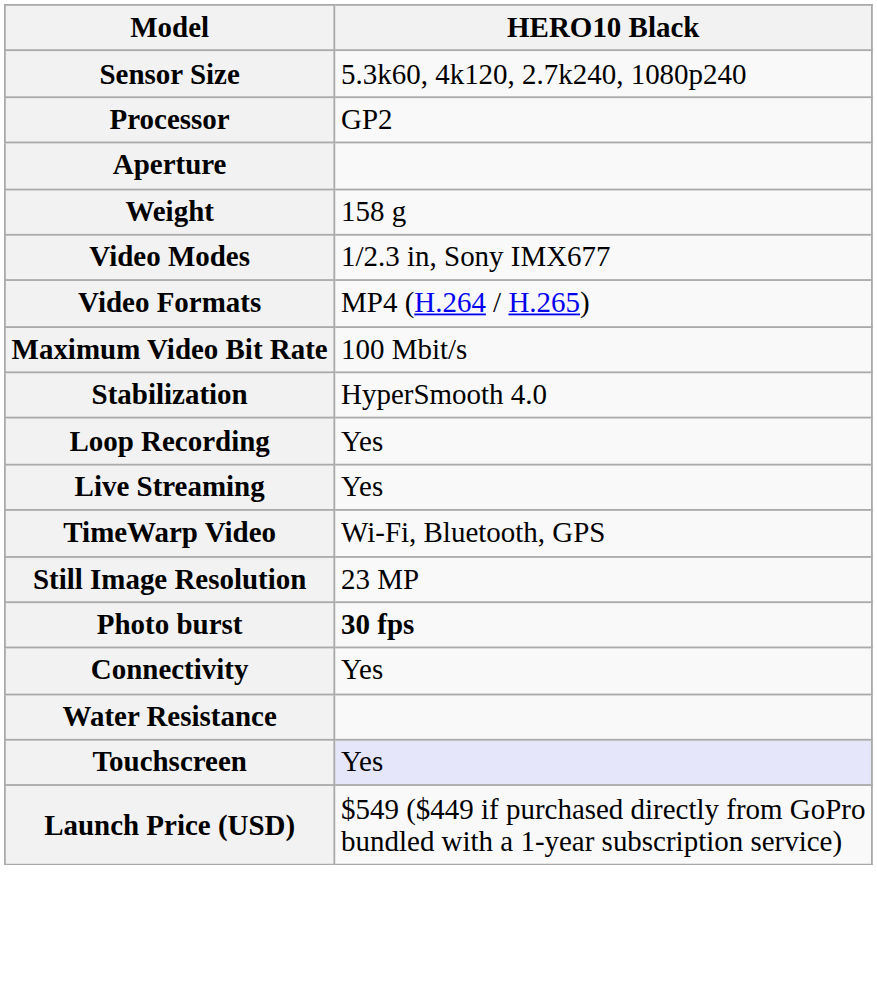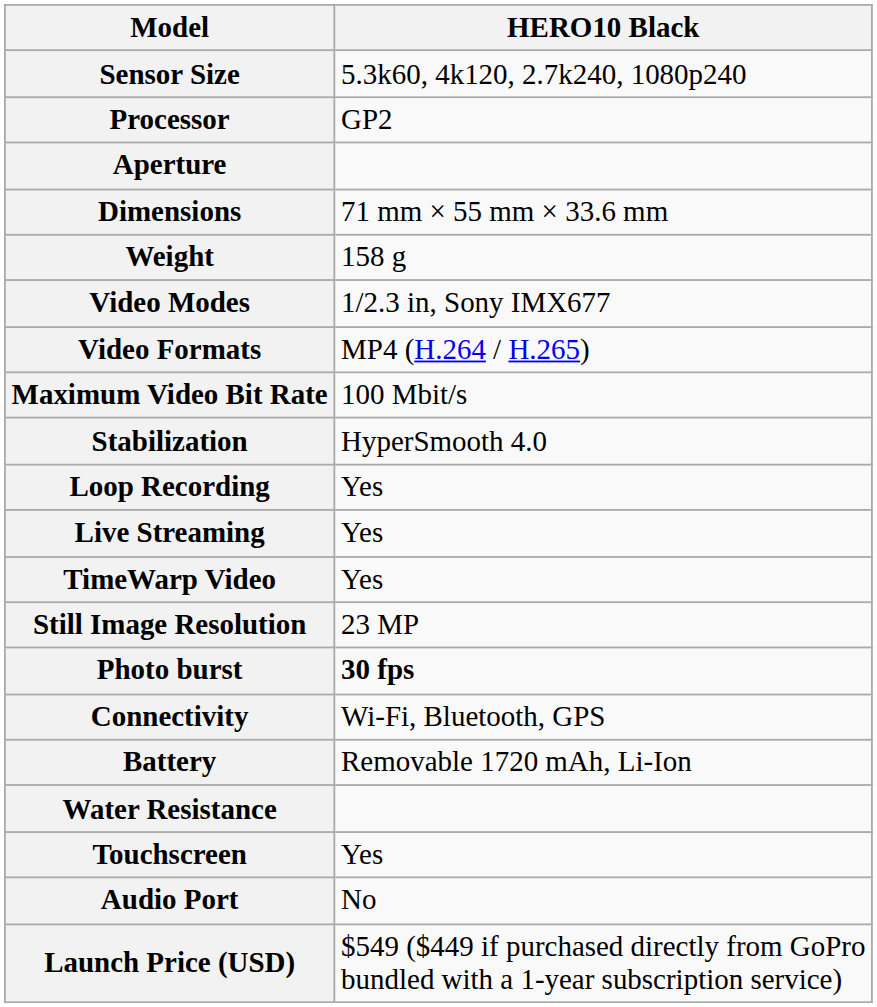+ row: (170, 211)
(473, 532) Wi-Fi, Bluetooth, GPS -> (362, 578) Yes
(362, 670) Yes -> (473, 716) Wi-Fi, Bluetooth, GPS
+ row: (170, 762)
(362, 762) lavender background -> (362, 854) no background
+ row: (170, 900)
